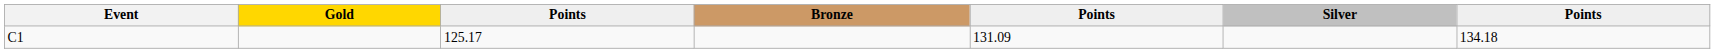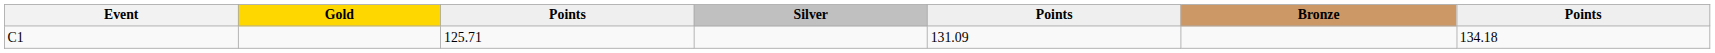columns swapped: (1340, 15) <-> (832, 15)
(463, 37) 125.17 -> (463, 37) 125.71
